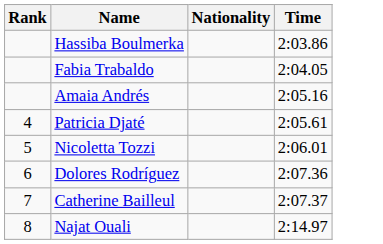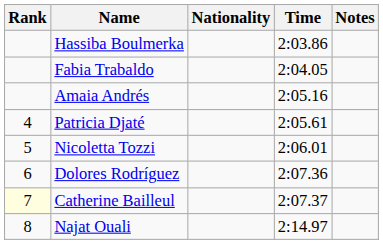+ column: (355, 17)
(28, 200) no background -> (28, 200) lightyellow background
